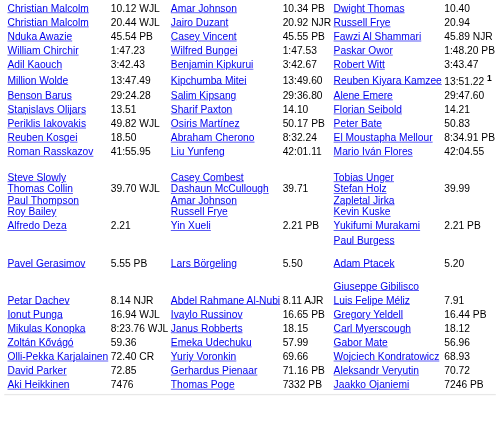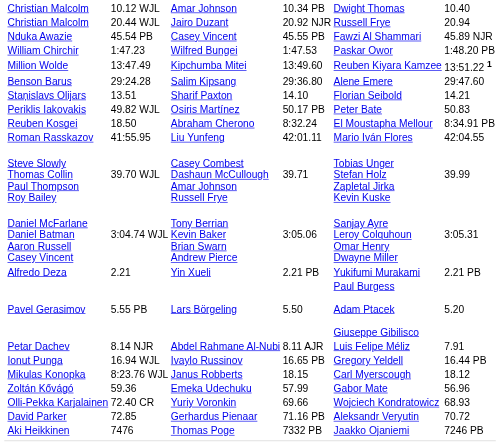- row: (35, 65)
+ row: (48, 241)
